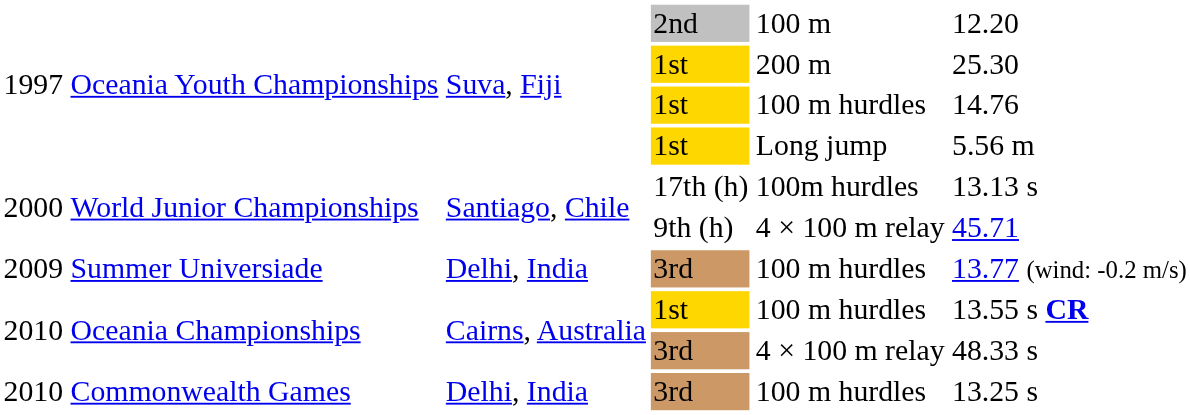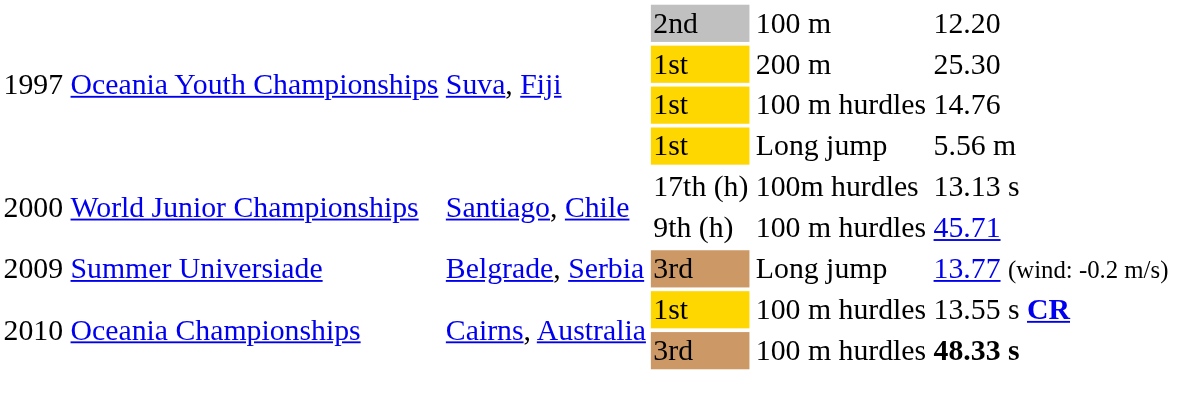(850, 227) 4 × 100 m relay -> (841, 227) 100 m hurdles
(517, 268) Delhi, India -> (545, 268) Belgrade, Serbia
(841, 268) 100 m hurdles -> (822, 268) Long jump
(850, 350) 4 × 100 m relay -> (841, 350) 100 m hurdles
(995, 350) normal -> (977, 350) bold
- row: (211, 391)
